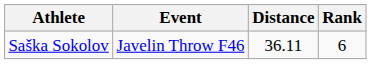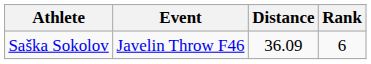(283, 44) 36.11 -> (283, 44) 36.09
